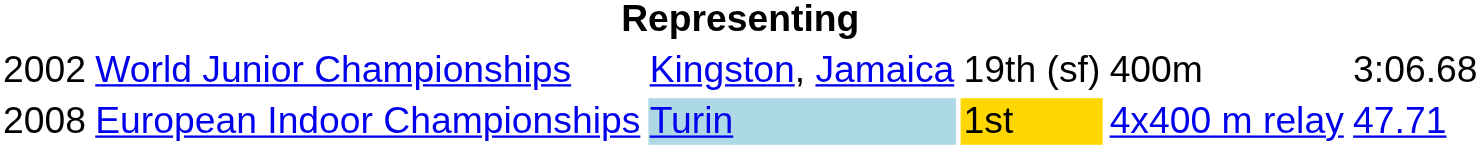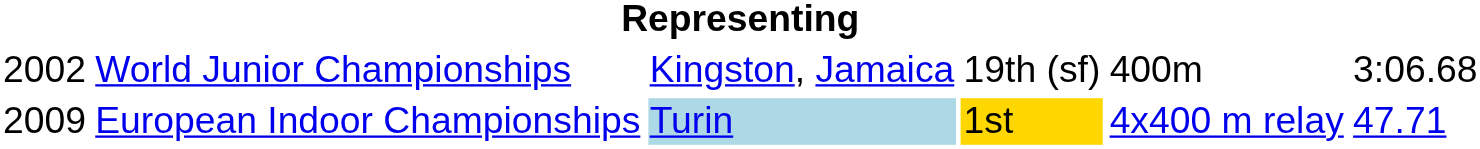(44, 120) 2008 -> (44, 120) 2009
